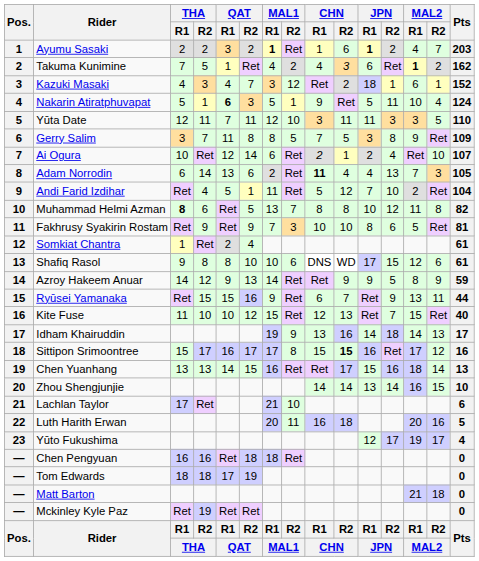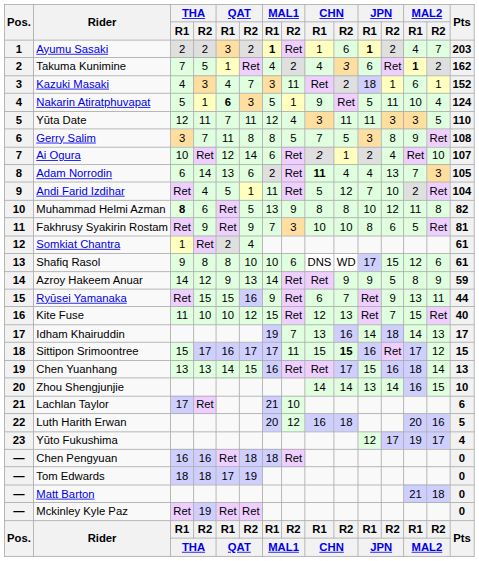(293, 84) 12 -> (293, 84) 11
(293, 120) 10 -> (293, 120) 4
(462, 137) 109 -> (462, 137) 108
(293, 209) 7 -> (293, 209) 9
(293, 333) 9 -> (293, 333) 7
(293, 351) 8 -> (293, 351) 11
(462, 351) 16 -> (462, 351) 15
(293, 422) 11 -> (293, 422) 12
